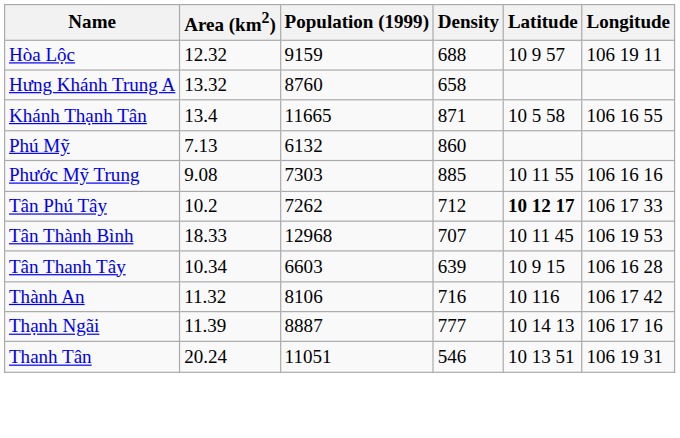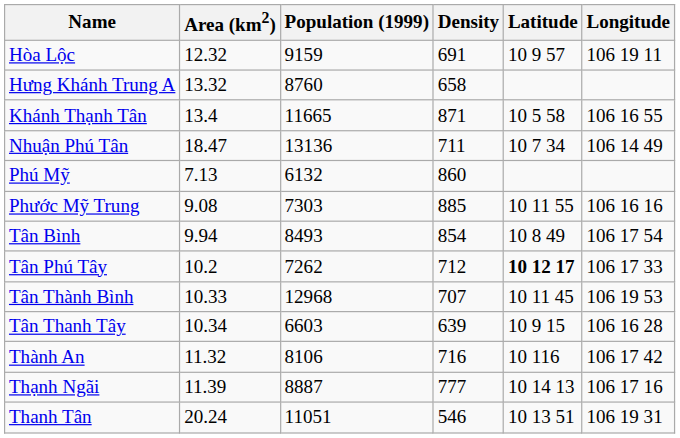(452, 54) 688 -> (452, 54) 691
+ row: (69, 145)
+ row: (45, 236)
(206, 236) 18.33 -> (206, 296) 10.33
